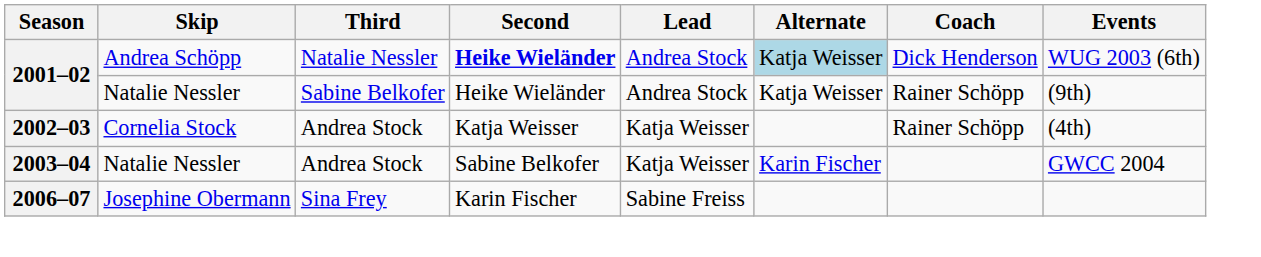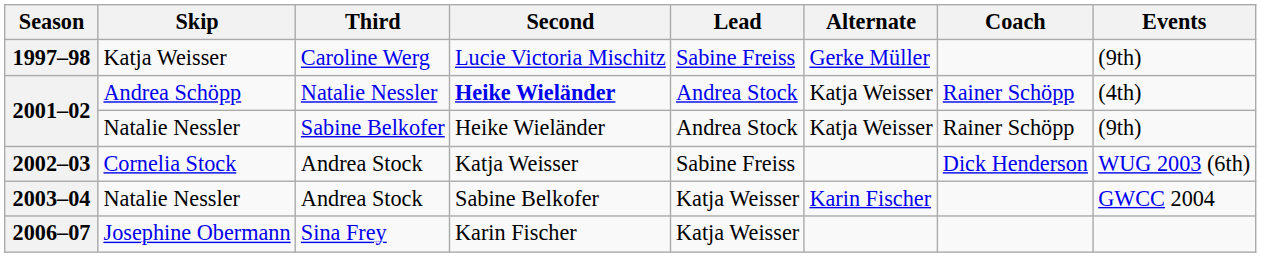+ row: (52, 57)
(821, 57) lightblue background -> (871, 92) no background
(965, 57) Dick Henderson -> (1009, 92) Rainer Schöpp
(1124, 57) WUG 2003 (6th) -> (1120, 92) (4th)
(687, 127) Katja Weisser -> (736, 163) Sabine Freiss
(958, 127) Rainer Schöpp -> (1015, 163) Dick Henderson
(1070, 127) (4th) -> (1174, 163) WUG 2003 (6th)
(685, 198) Sabine Freiss -> (738, 233) Katja Weisser
